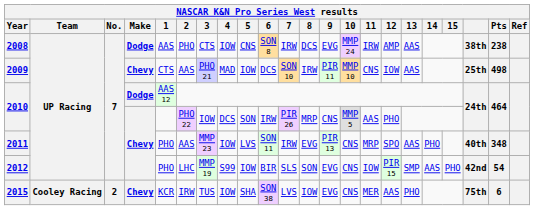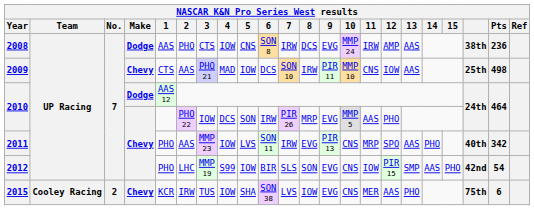(499, 45) 238 -> (499, 45) 236
(330, 119) CNS -> (330, 119) EVG
(499, 143) 348 -> (499, 143) 342
